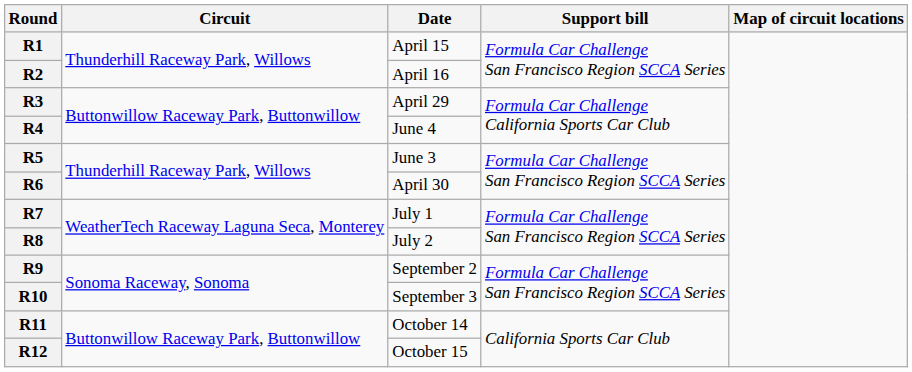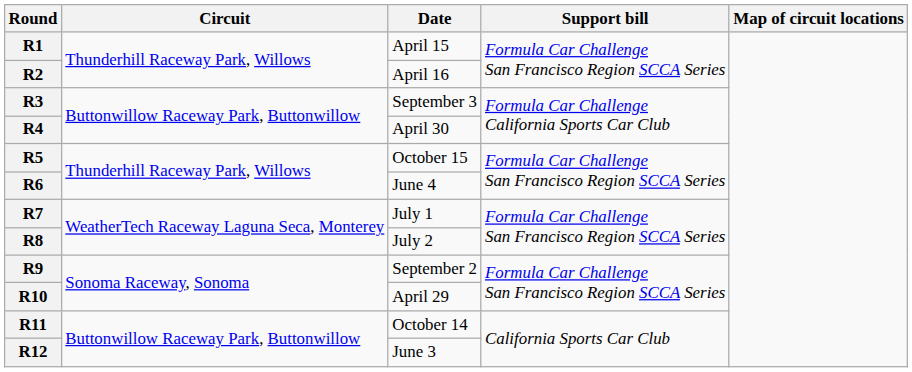(421, 101) April 29 -> (435, 101) September 3
(414, 129) June 4 -> (421, 129) April 30
(414, 157) June 3 -> (430, 157) October 15
(421, 184) April 30 -> (414, 184) June 4
(435, 296) September 3 -> (421, 296) April 29
(430, 351) October 15 -> (414, 351) June 3
